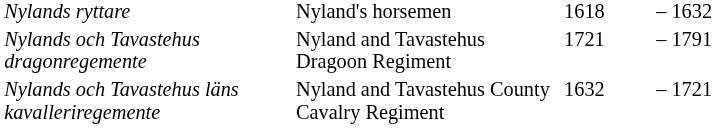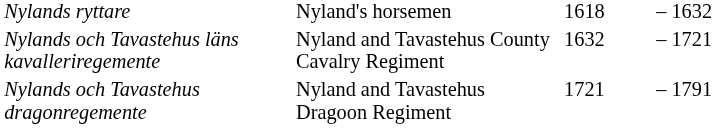rows swapped: (121, 101) <-> (102, 50)
